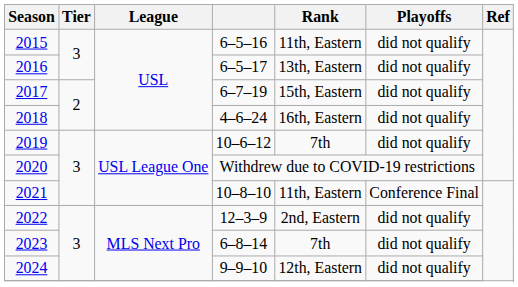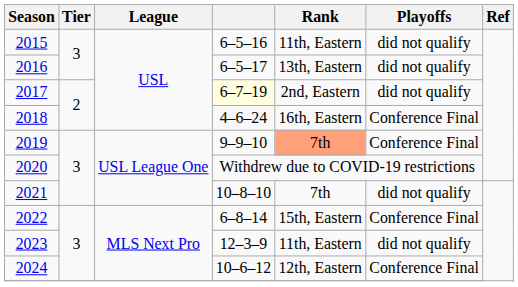(243, 92) no background -> (243, 92) lightyellow background
(320, 92) 15th, Eastern -> (320, 92) 2nd, Eastern
(424, 117) did not qualify -> (424, 117) Conference Final
(243, 142) 10–6–12 -> (243, 142) 9–9–10
(320, 142) no background -> (320, 142) lightsalmon background
(424, 142) did not qualify -> (424, 142) Conference Final
(320, 192) 11th, Eastern -> (320, 192) 7th
(424, 192) Conference Final -> (424, 192) did not qualify
(243, 218) 12–3–9 -> (243, 218) 6–8–14
(320, 218) 2nd, Eastern -> (320, 218) 15th, Eastern
(424, 218) did not qualify -> (424, 218) Conference Final
(243, 243) 6–8–14 -> (243, 243) 12–3–9
(320, 243) 7th -> (320, 243) 11th, Eastern
(243, 268) 9–9–10 -> (243, 268) 10–6–12
(424, 268) did not qualify -> (424, 268) Conference Final
